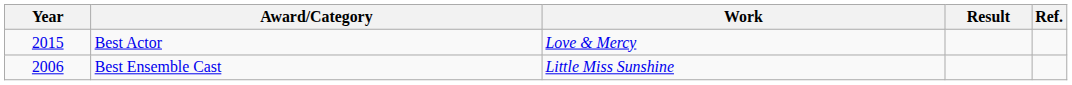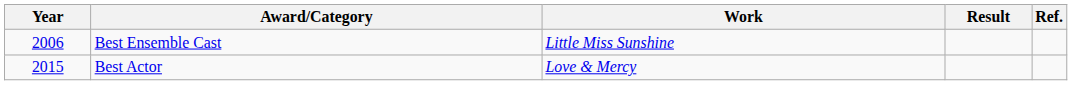rows swapped: (158, 67) <-> (128, 42)
